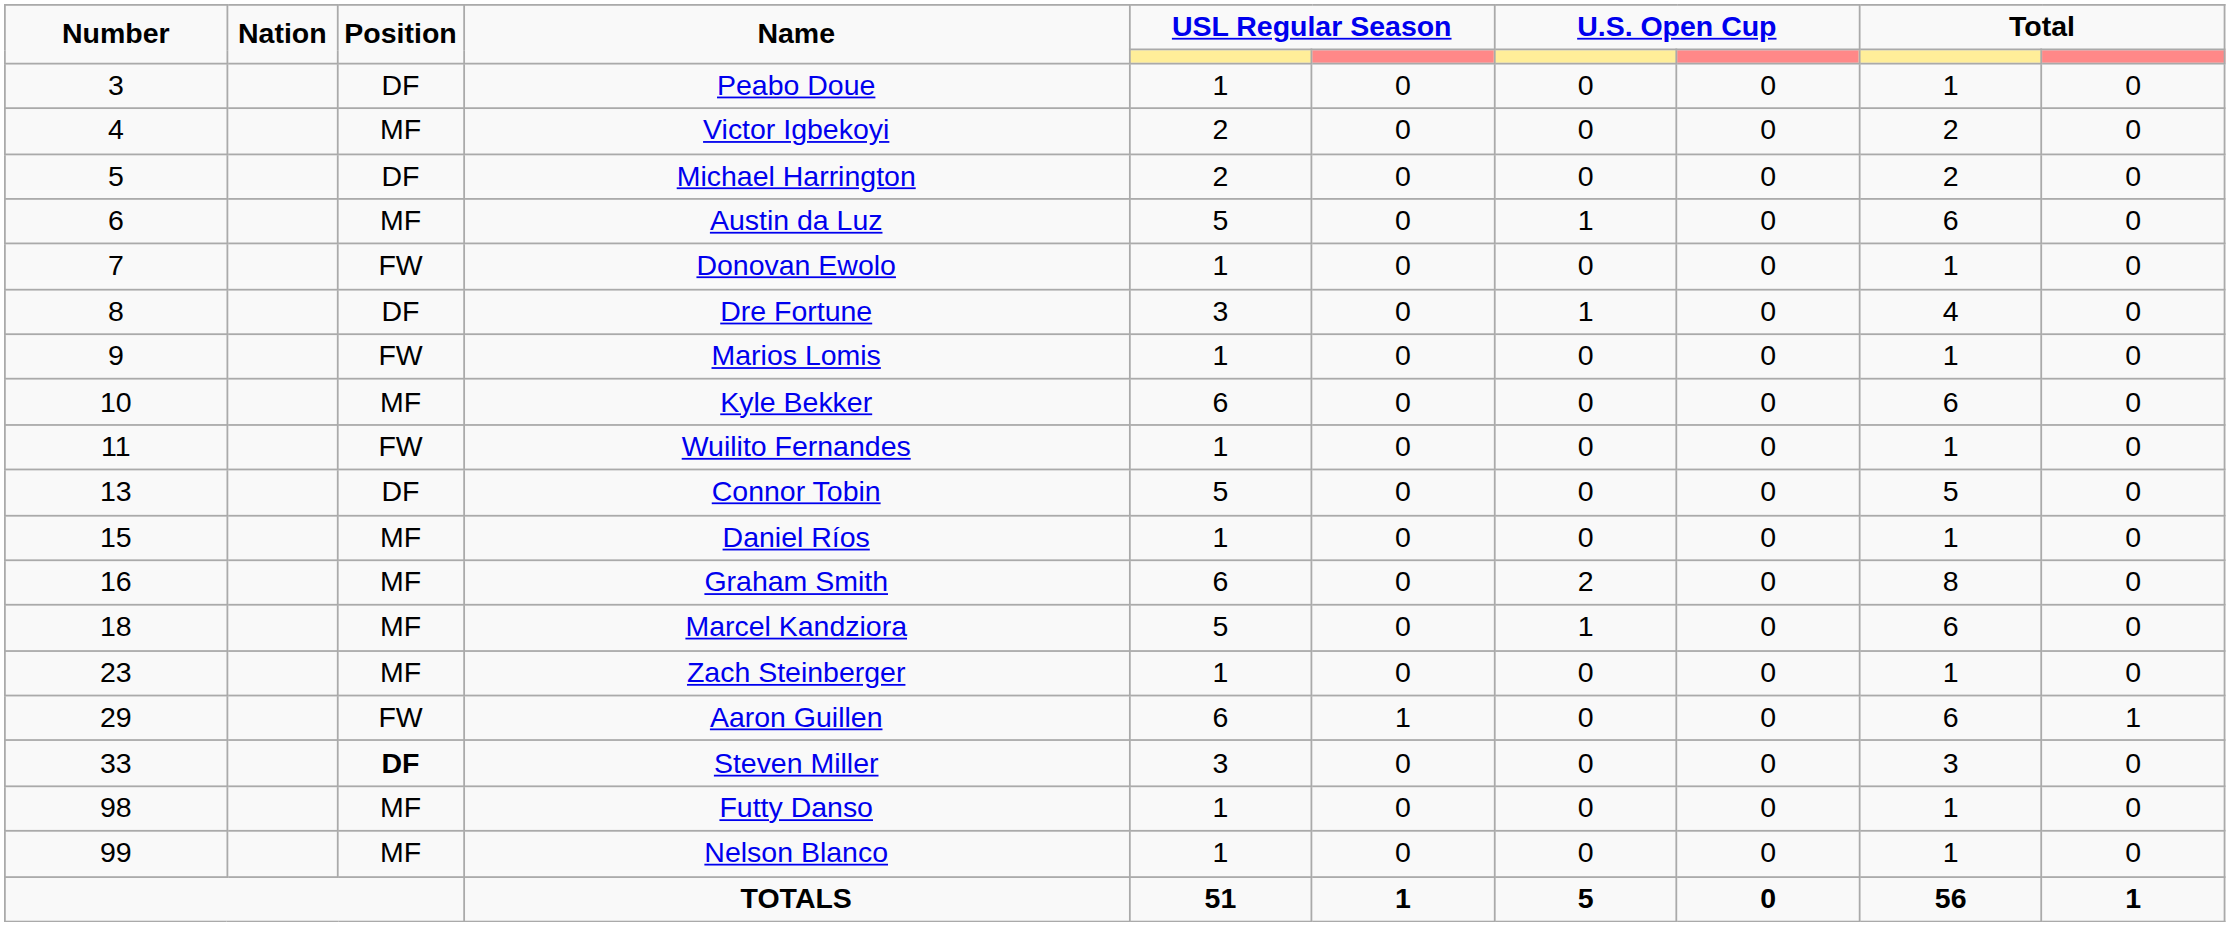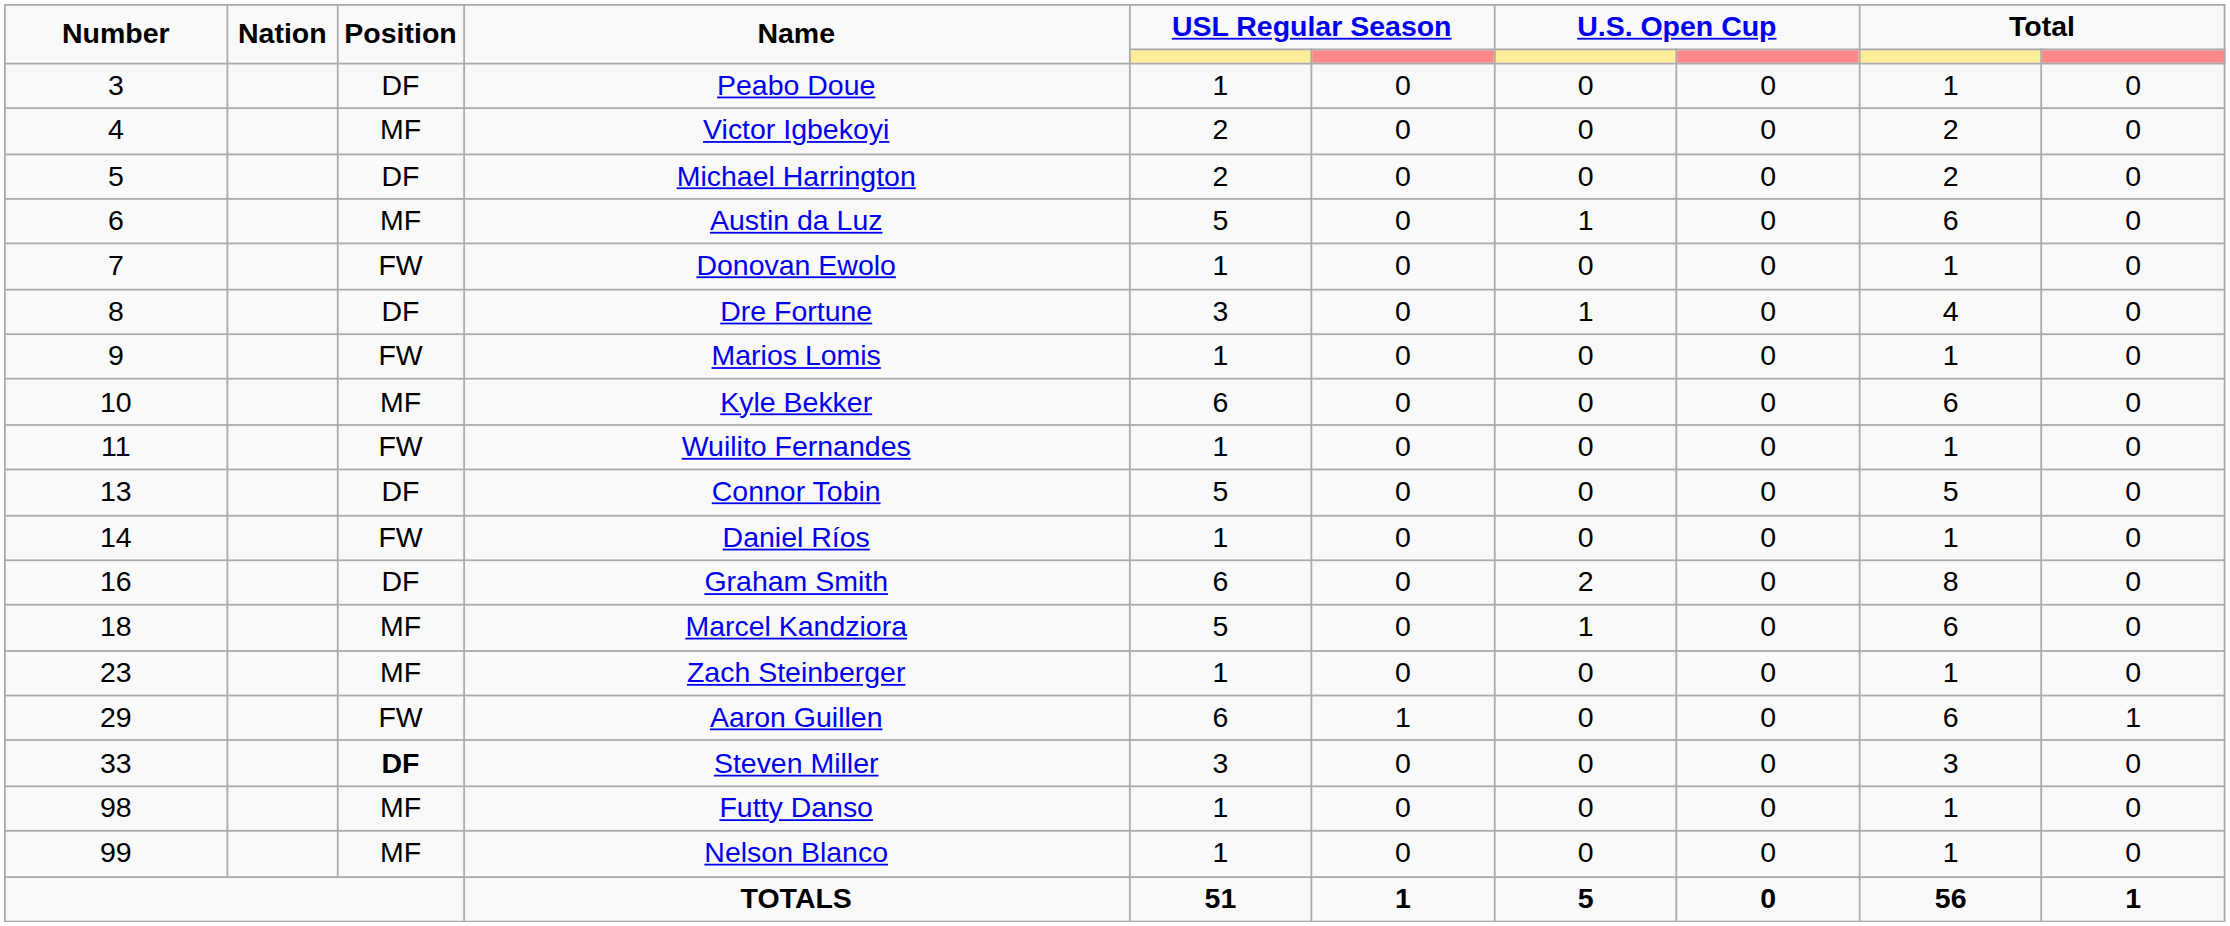(116, 537) 15 -> (116, 537) 14
(401, 537) MF -> (401, 537) FW
(401, 582) MF -> (401, 582) DF
